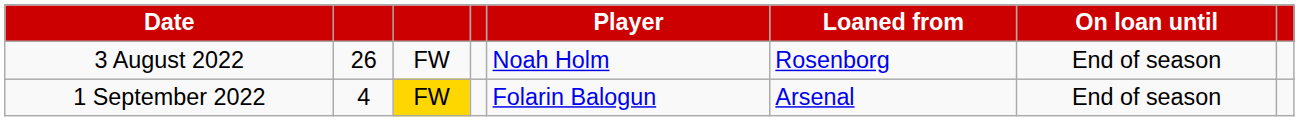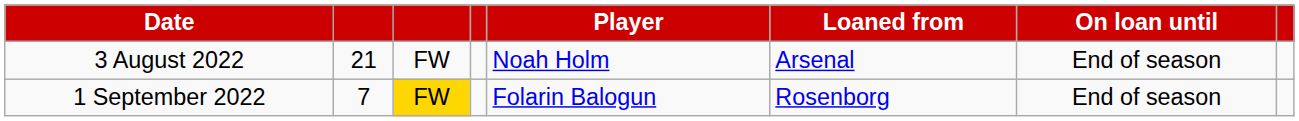(364, 60) 26 -> (364, 60) 21
(833, 60) Rosenborg -> (815, 60) Arsenal
(364, 97) 4 -> (364, 97) 7
(815, 97) Arsenal -> (833, 97) Rosenborg
